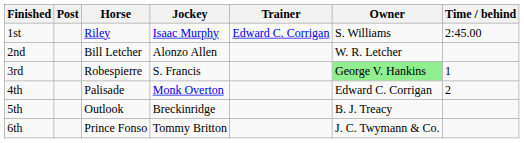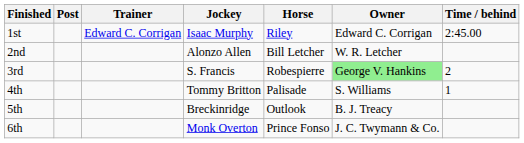columns swapped: (116, 14) <-> (281, 14)
(363, 33) S. Williams -> (383, 33) Edward C. Corrigan
(448, 71) 1 -> (448, 71) 2
(188, 90) Monk Overton -> (224, 90) Tommy Britton
(383, 90) Edward C. Corrigan -> (363, 90) S. Williams
(448, 90) 2 -> (448, 90) 1
(190, 128) Tommy Britton -> (222, 128) Monk Overton
